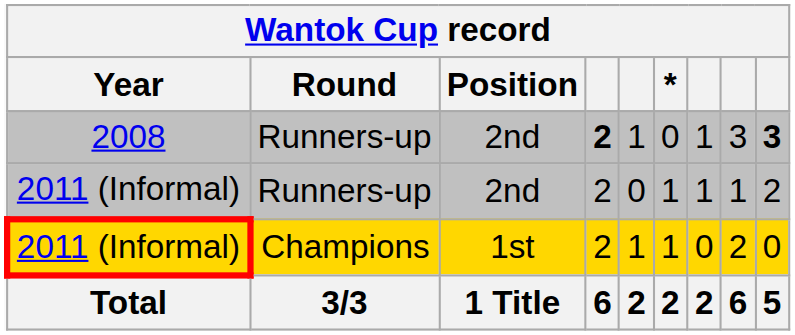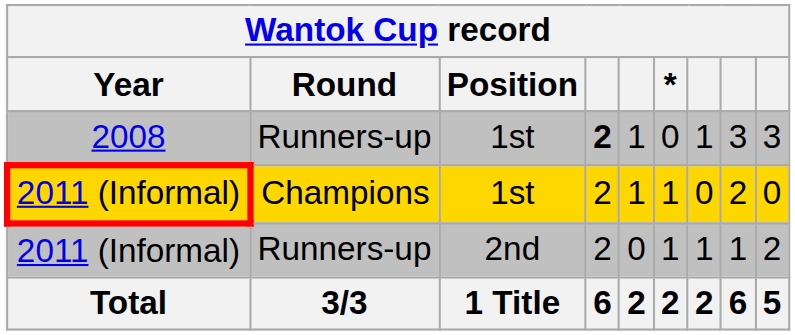(512, 136) 2nd -> (512, 137) 1st
(772, 136) bold -> (772, 137) normal
rows swapped: (128, 189) <-> (128, 246)
